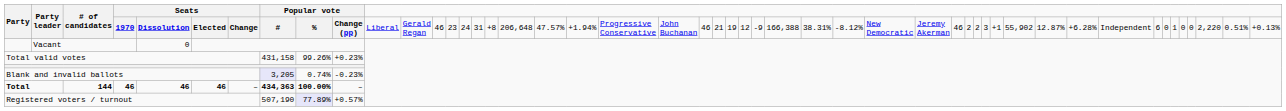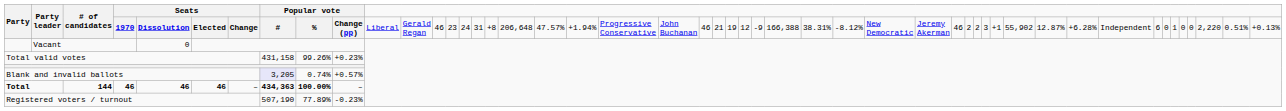(349, 74) -0.23% -> (349, 74) +0.57%
(317, 100) lavender background -> (317, 100) no background
(349, 100) +0.57% -> (349, 100) -0.23%
